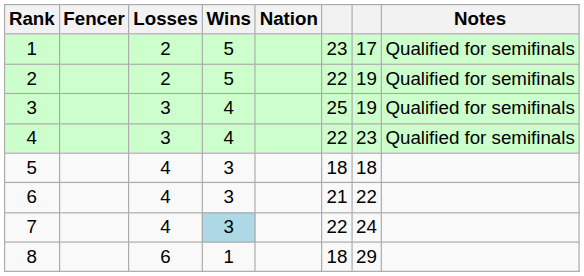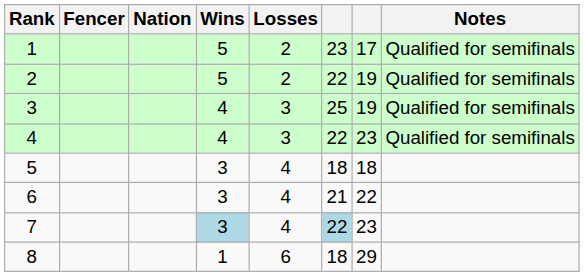columns swapped: (289, 19) <-> (166, 19)
(337, 227) no background -> (337, 227) lightblue background
(366, 227) 24 -> (366, 227) 23
